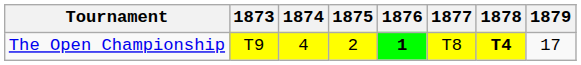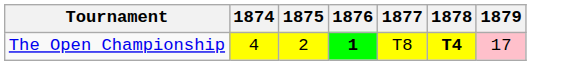- column: (254, 19)
(551, 47) no background -> (501, 47) pink background
